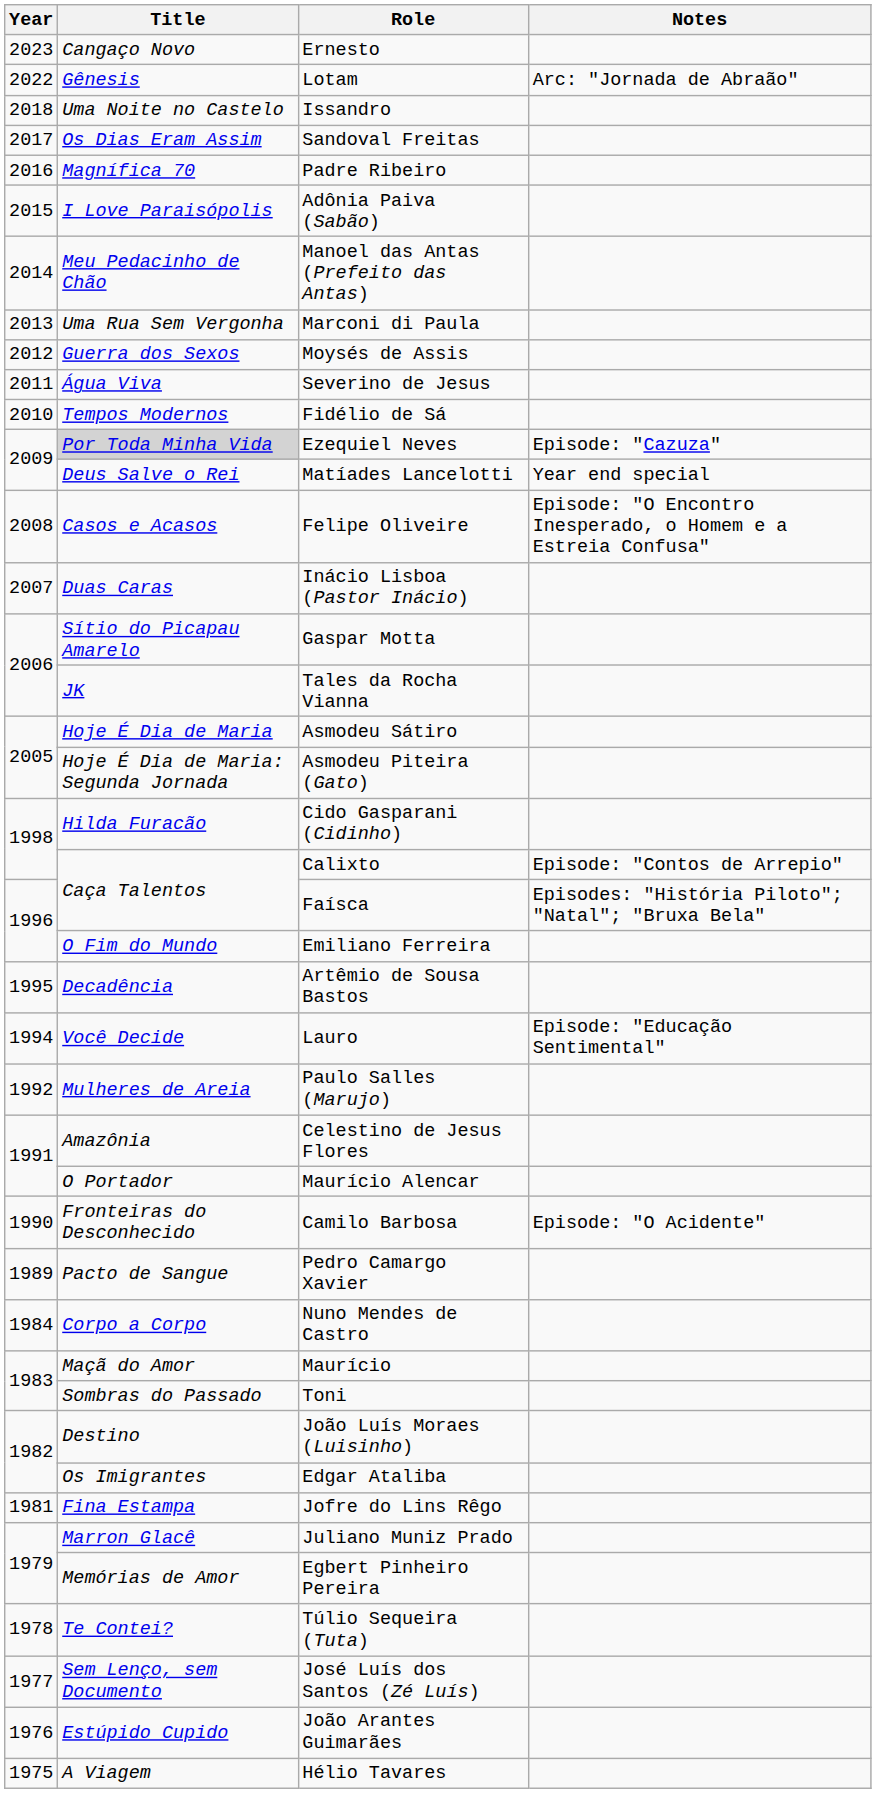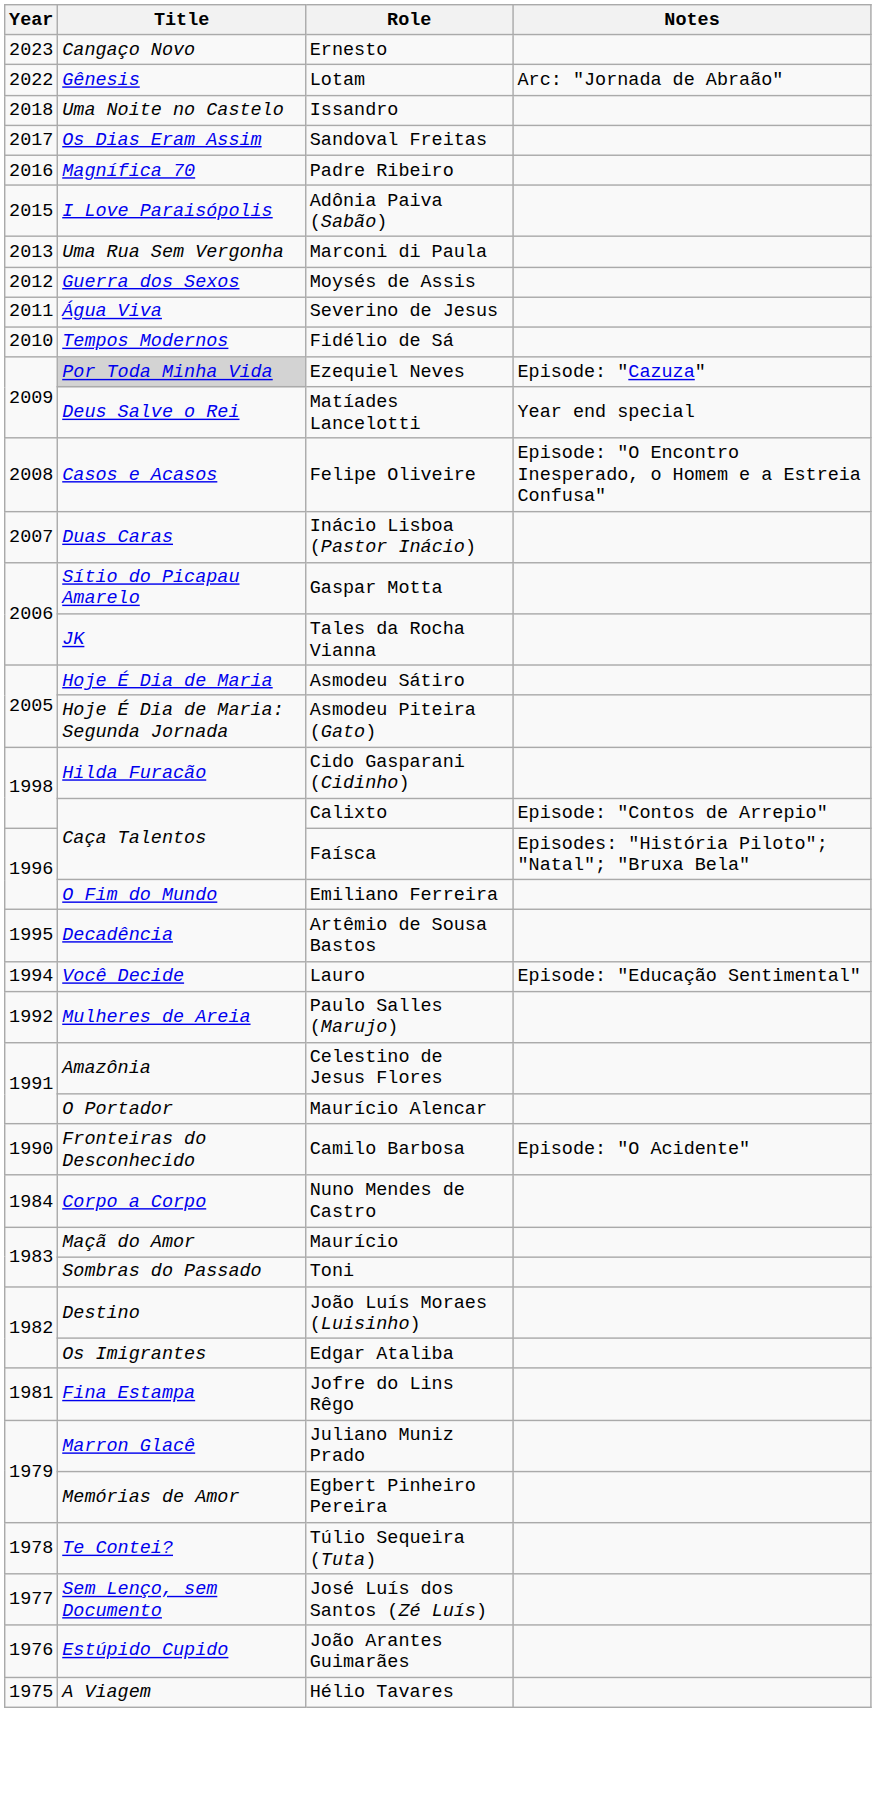- row: (391, 273)
- row: (374, 1274)
